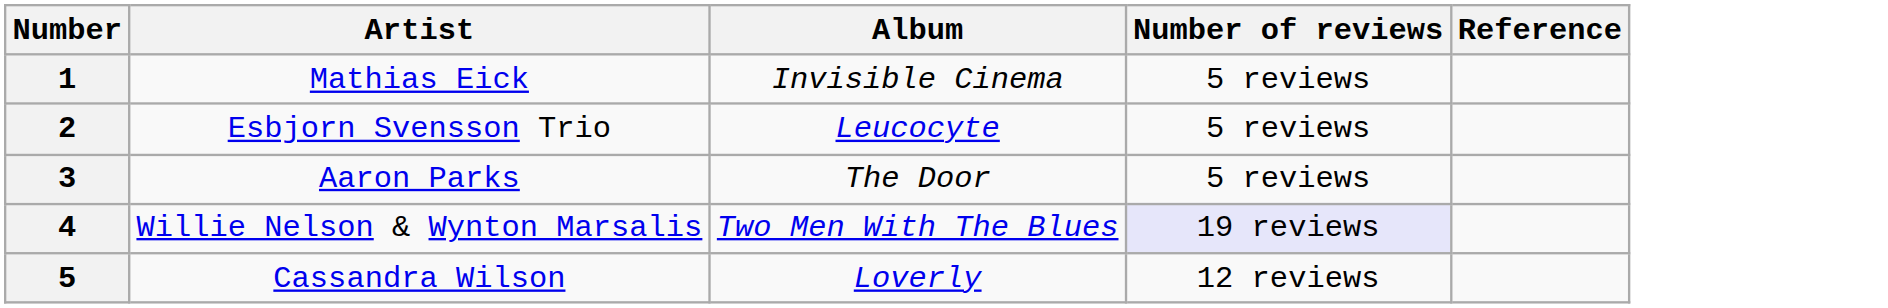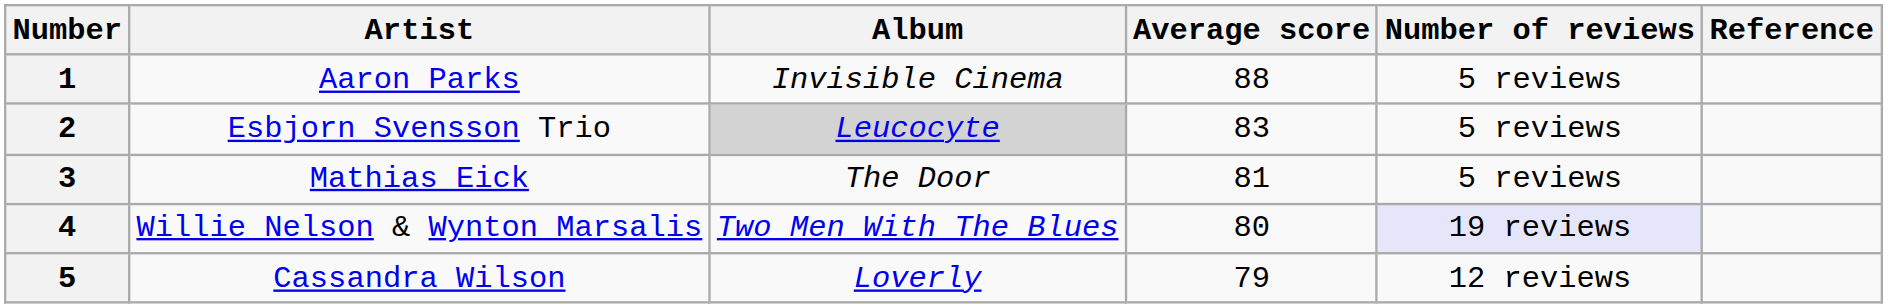+ column: (1252, 30)
(419, 80) Mathias Eick -> (419, 80) Aaron Parks
(918, 129) no background -> (918, 129) lightgrey background
(419, 179) Aaron Parks -> (419, 179) Mathias Eick
